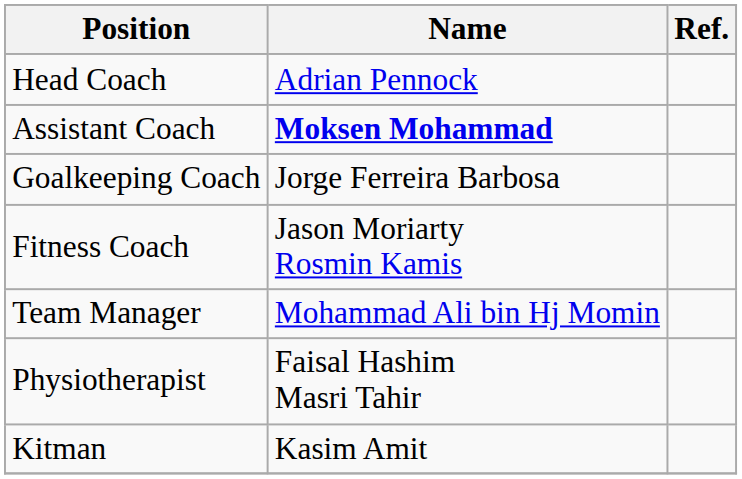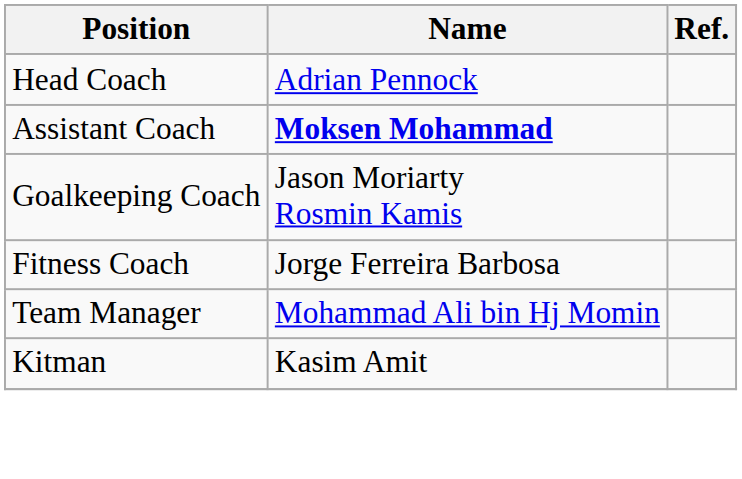(417, 178) Jorge Ferreira Barbosa -> (369, 196) Jason Moriarty Rosmin Kamis
(369, 245) Jason Moriarty Rosmin Kamis -> (417, 263) Jorge Ferreira Barbosa
- row: (109, 380)
